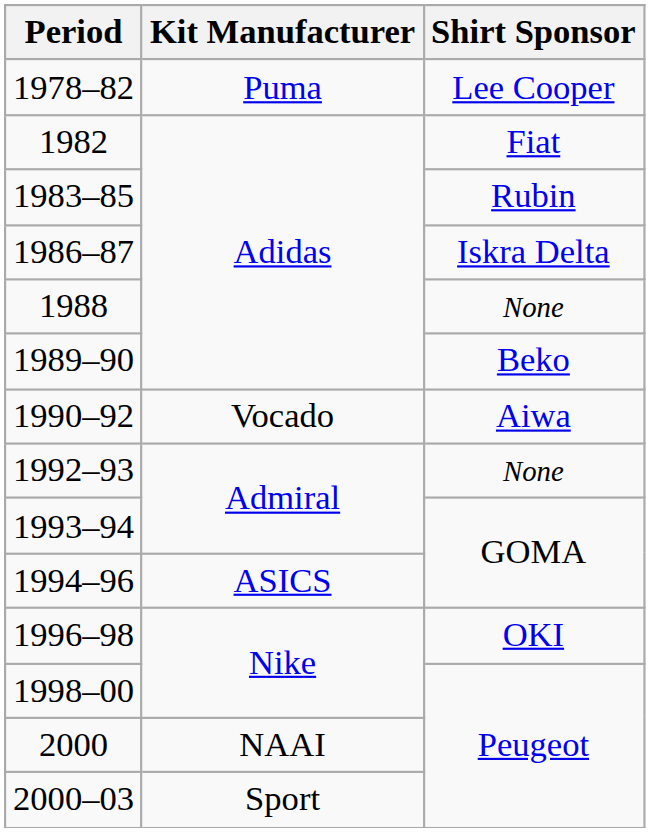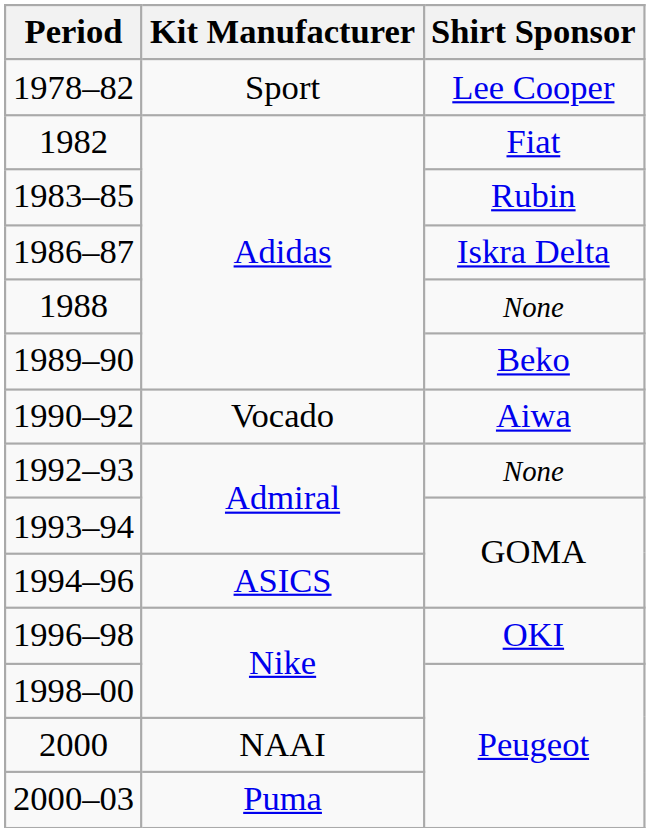(283, 86) Puma -> (283, 86) Sport
(283, 799) Sport -> (283, 799) Puma
